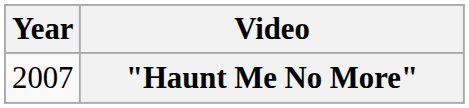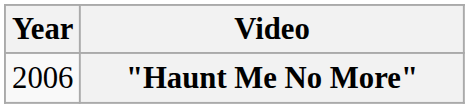(43, 77) 2007 -> (43, 77) 2006
